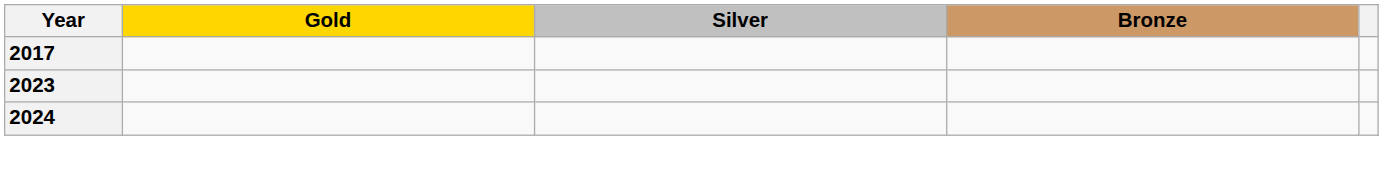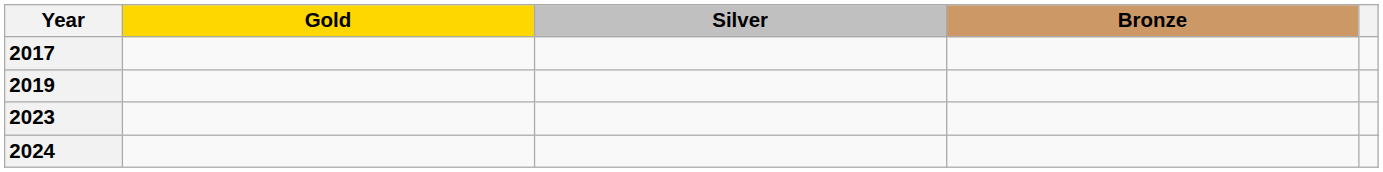+ row: (32, 85)
